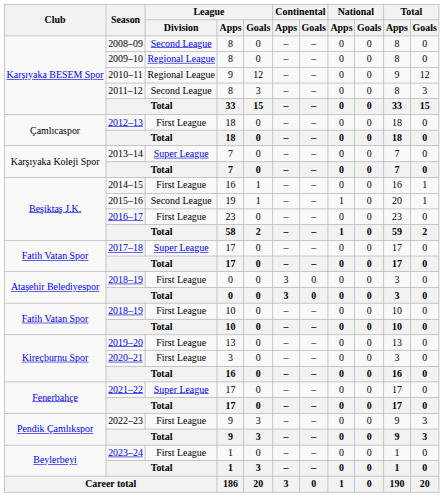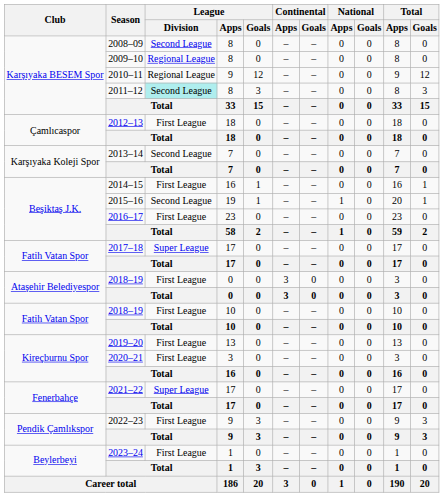(181, 91) no background -> (181, 91) paleturquoise background
(181, 153) Super League -> (181, 153) Second League
